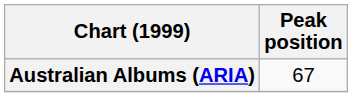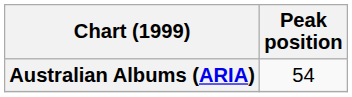(303, 75) 67 -> (303, 75) 54
